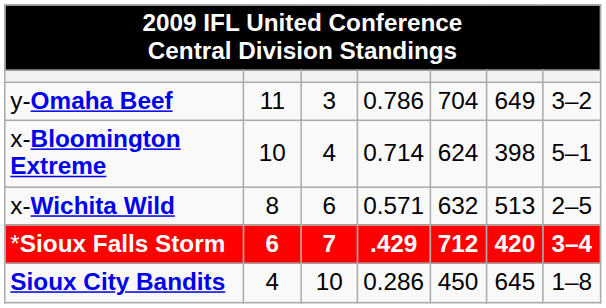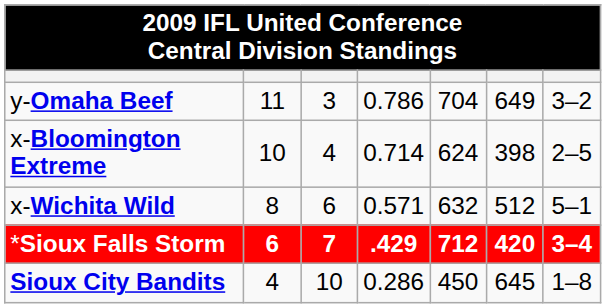(572, 153) 5–1 -> (572, 153) 2–5
(515, 205) 513 -> (515, 205) 512
(572, 205) 2–5 -> (572, 205) 5–1
